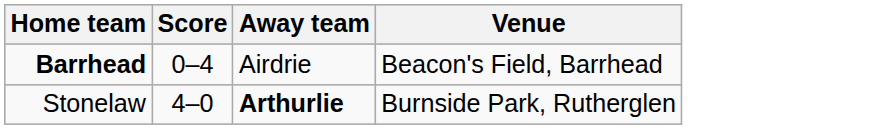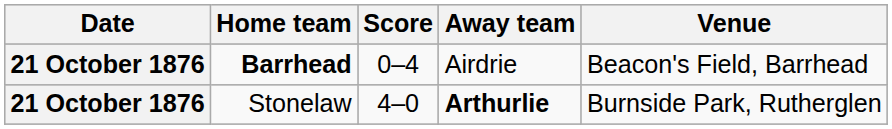+ column: (108, 24)
